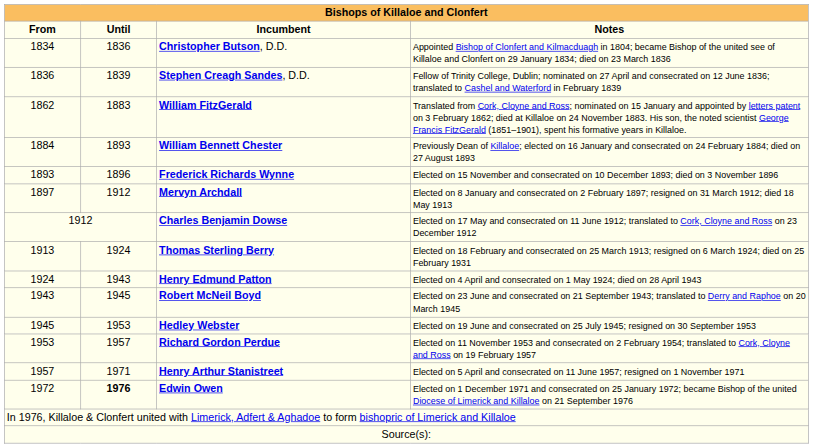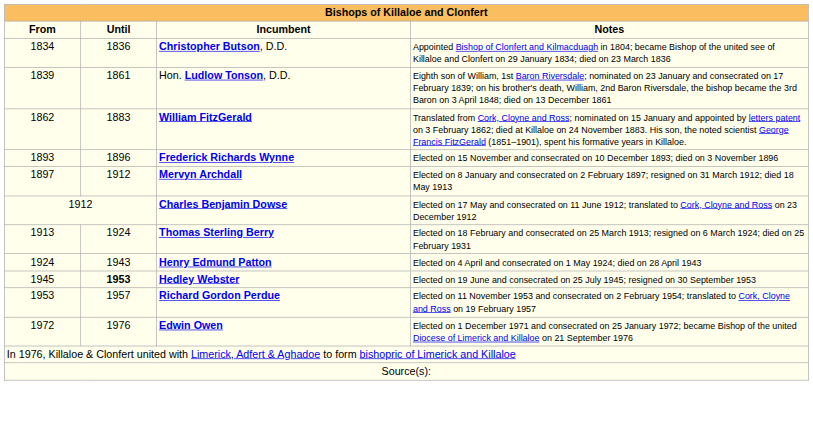- row: (234, 76)
+ row: (225, 76)
- row: (221, 146)
- row: (210, 296)
(119, 325) normal -> (119, 279) bold
- row: (221, 371)
(119, 388) bold -> (119, 325) normal
